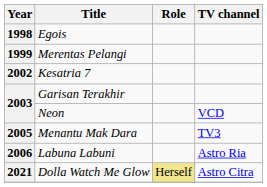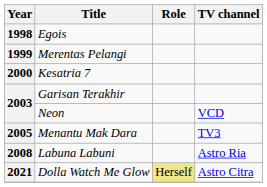(20, 73) 2002 -> (20, 73) 2000
(20, 152) 2006 -> (20, 152) 2008
